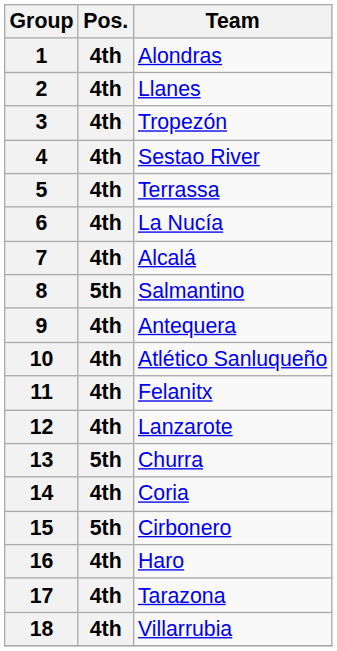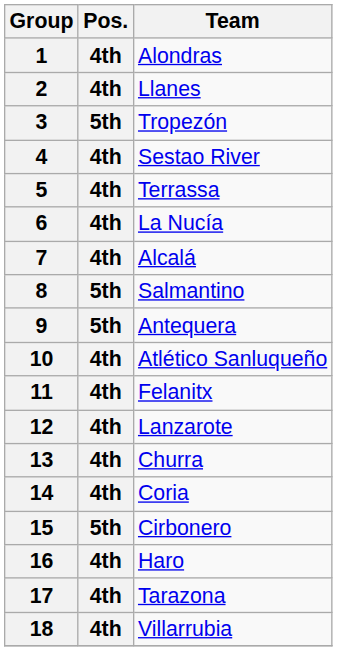(106, 122) 4th -> (106, 122) 5th
(106, 325) 4th -> (106, 325) 5th
(106, 460) 5th -> (106, 460) 4th
